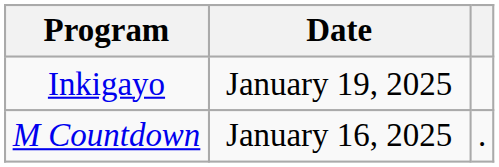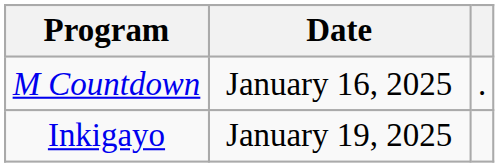rows swapped: (106, 135) <-> (106, 82)
